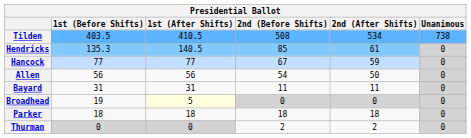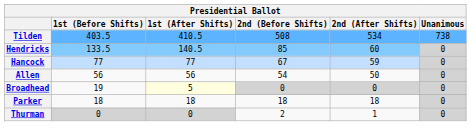(98, 50) 135.3 -> (98, 50) 133.5
(375, 50) 61 -> (375, 50) 60
- row: (28, 88)
(375, 127) 2 -> (375, 114) 1
